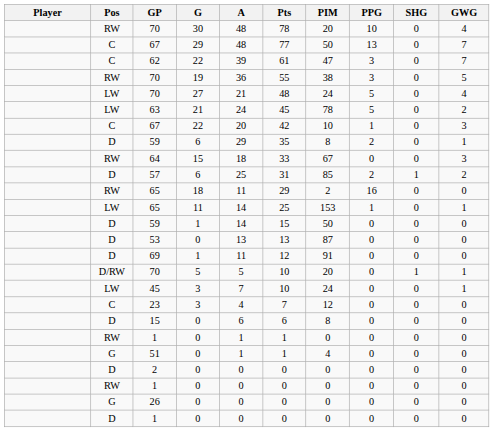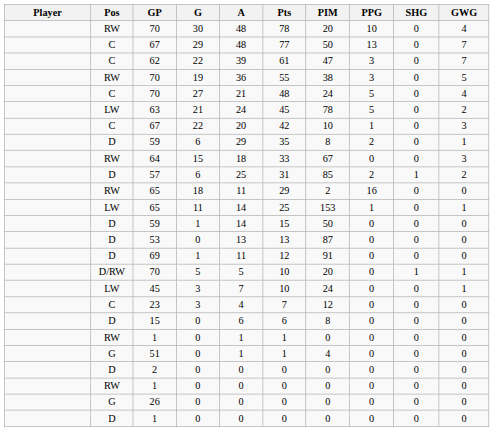(112, 93) LW -> (112, 93) C
